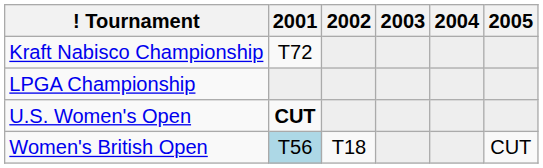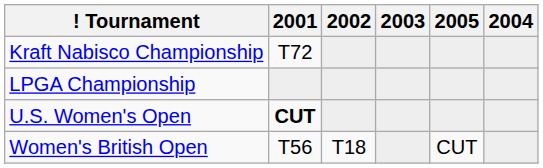columns swapped: (457, 21) <-> (511, 21)
(295, 148) lightblue background -> (295, 148) no background
